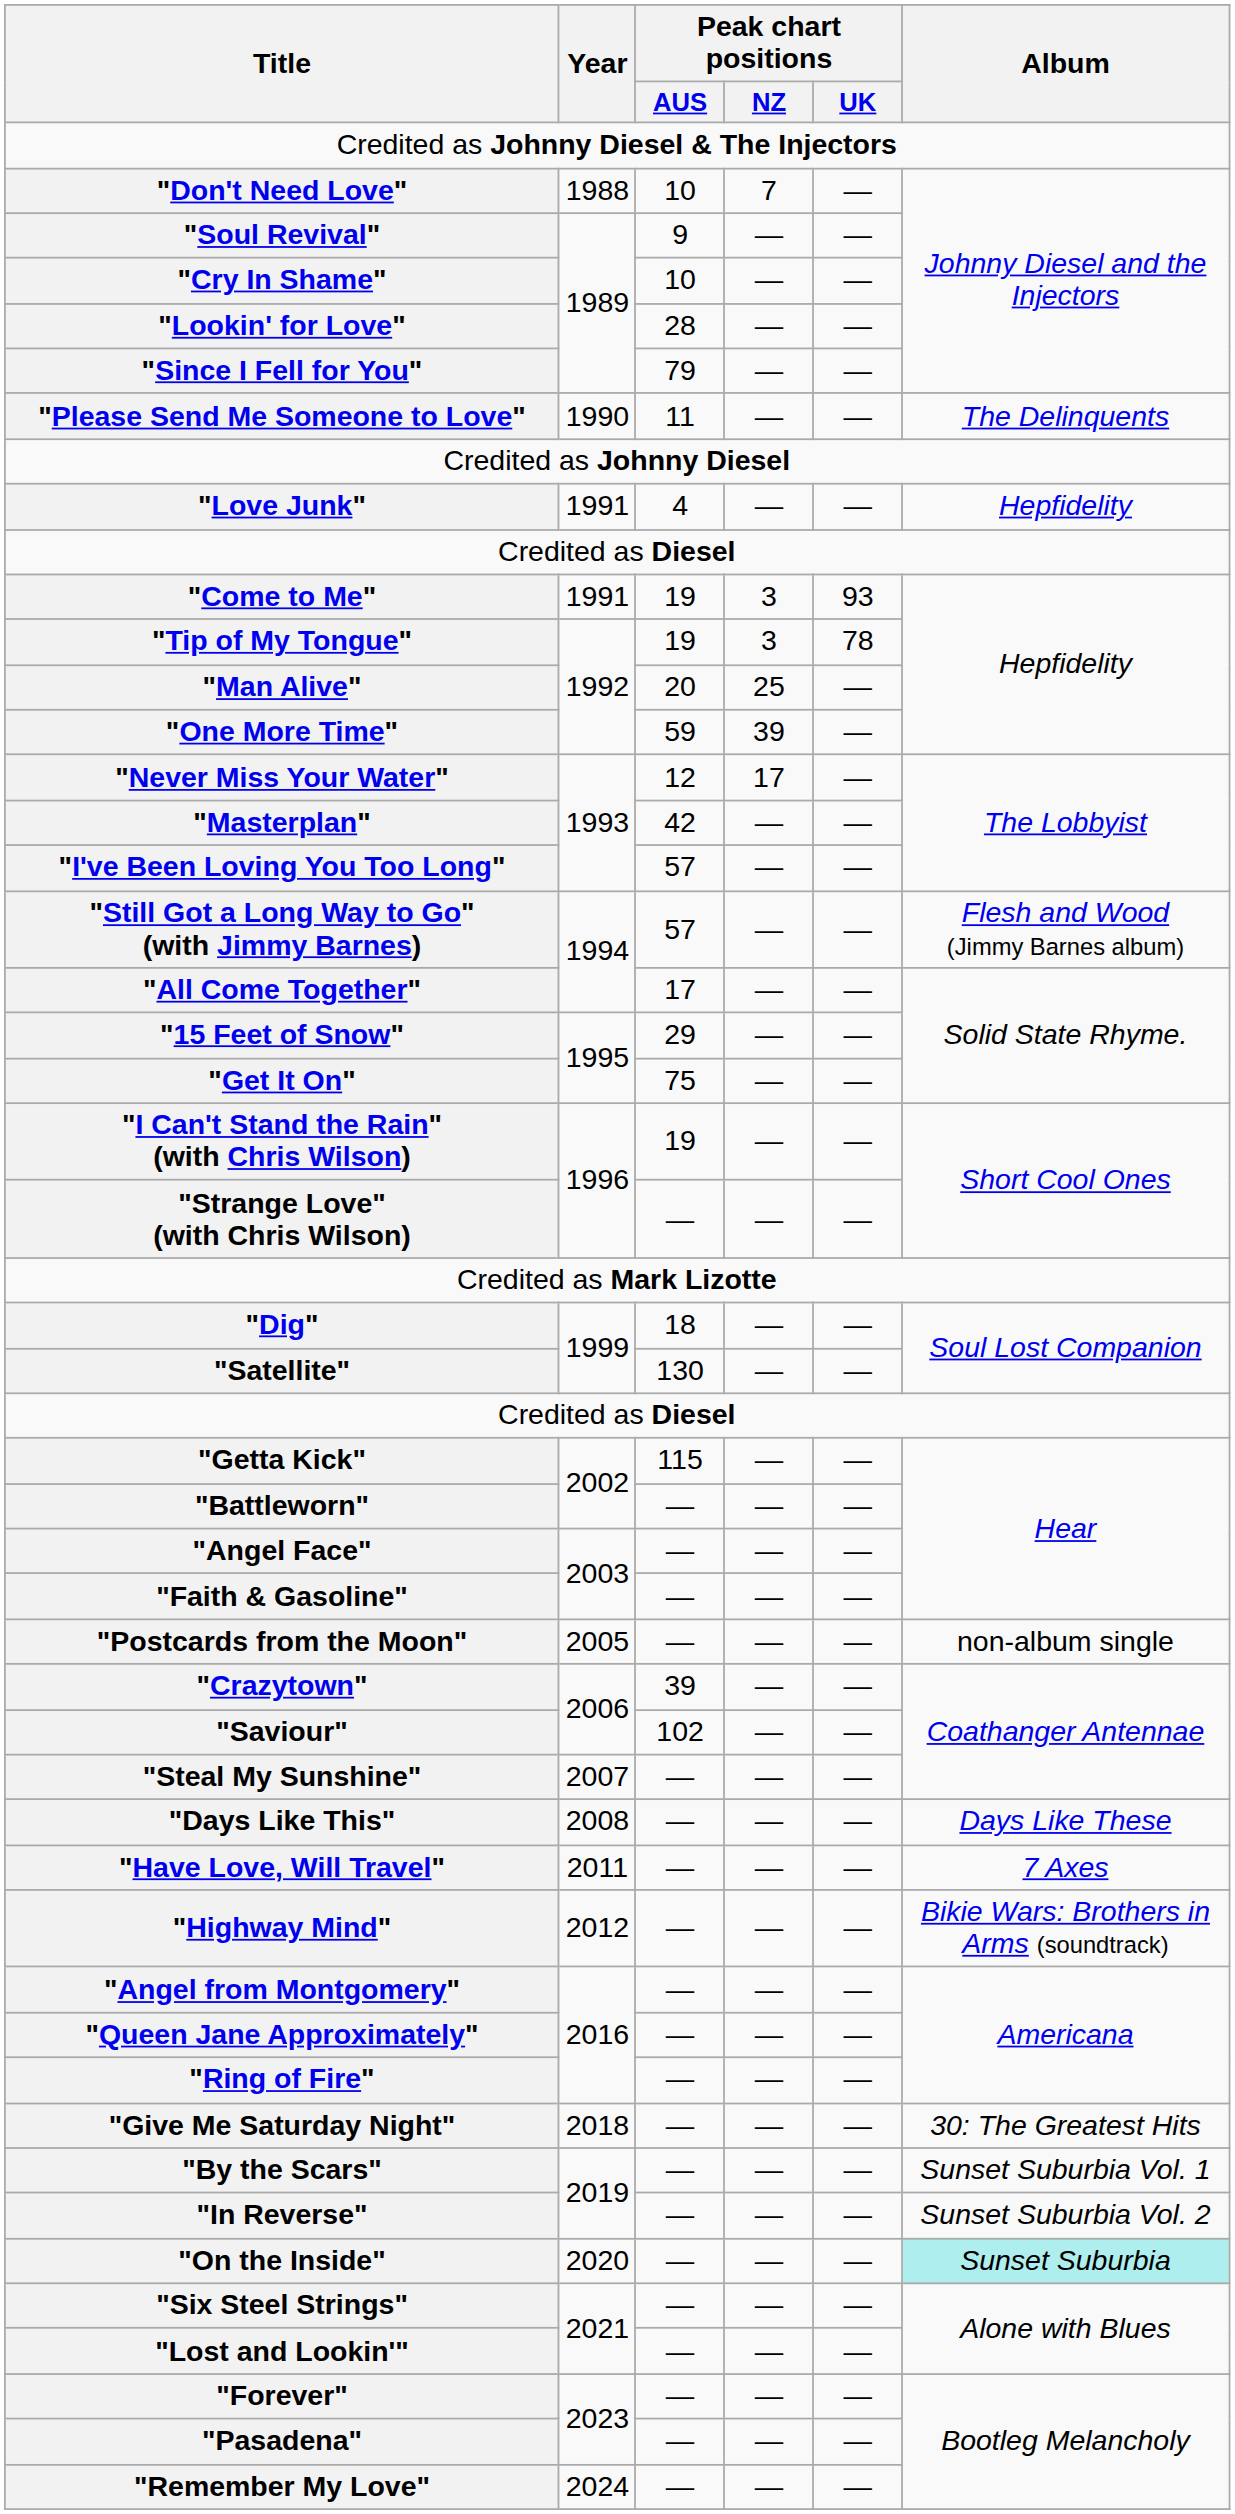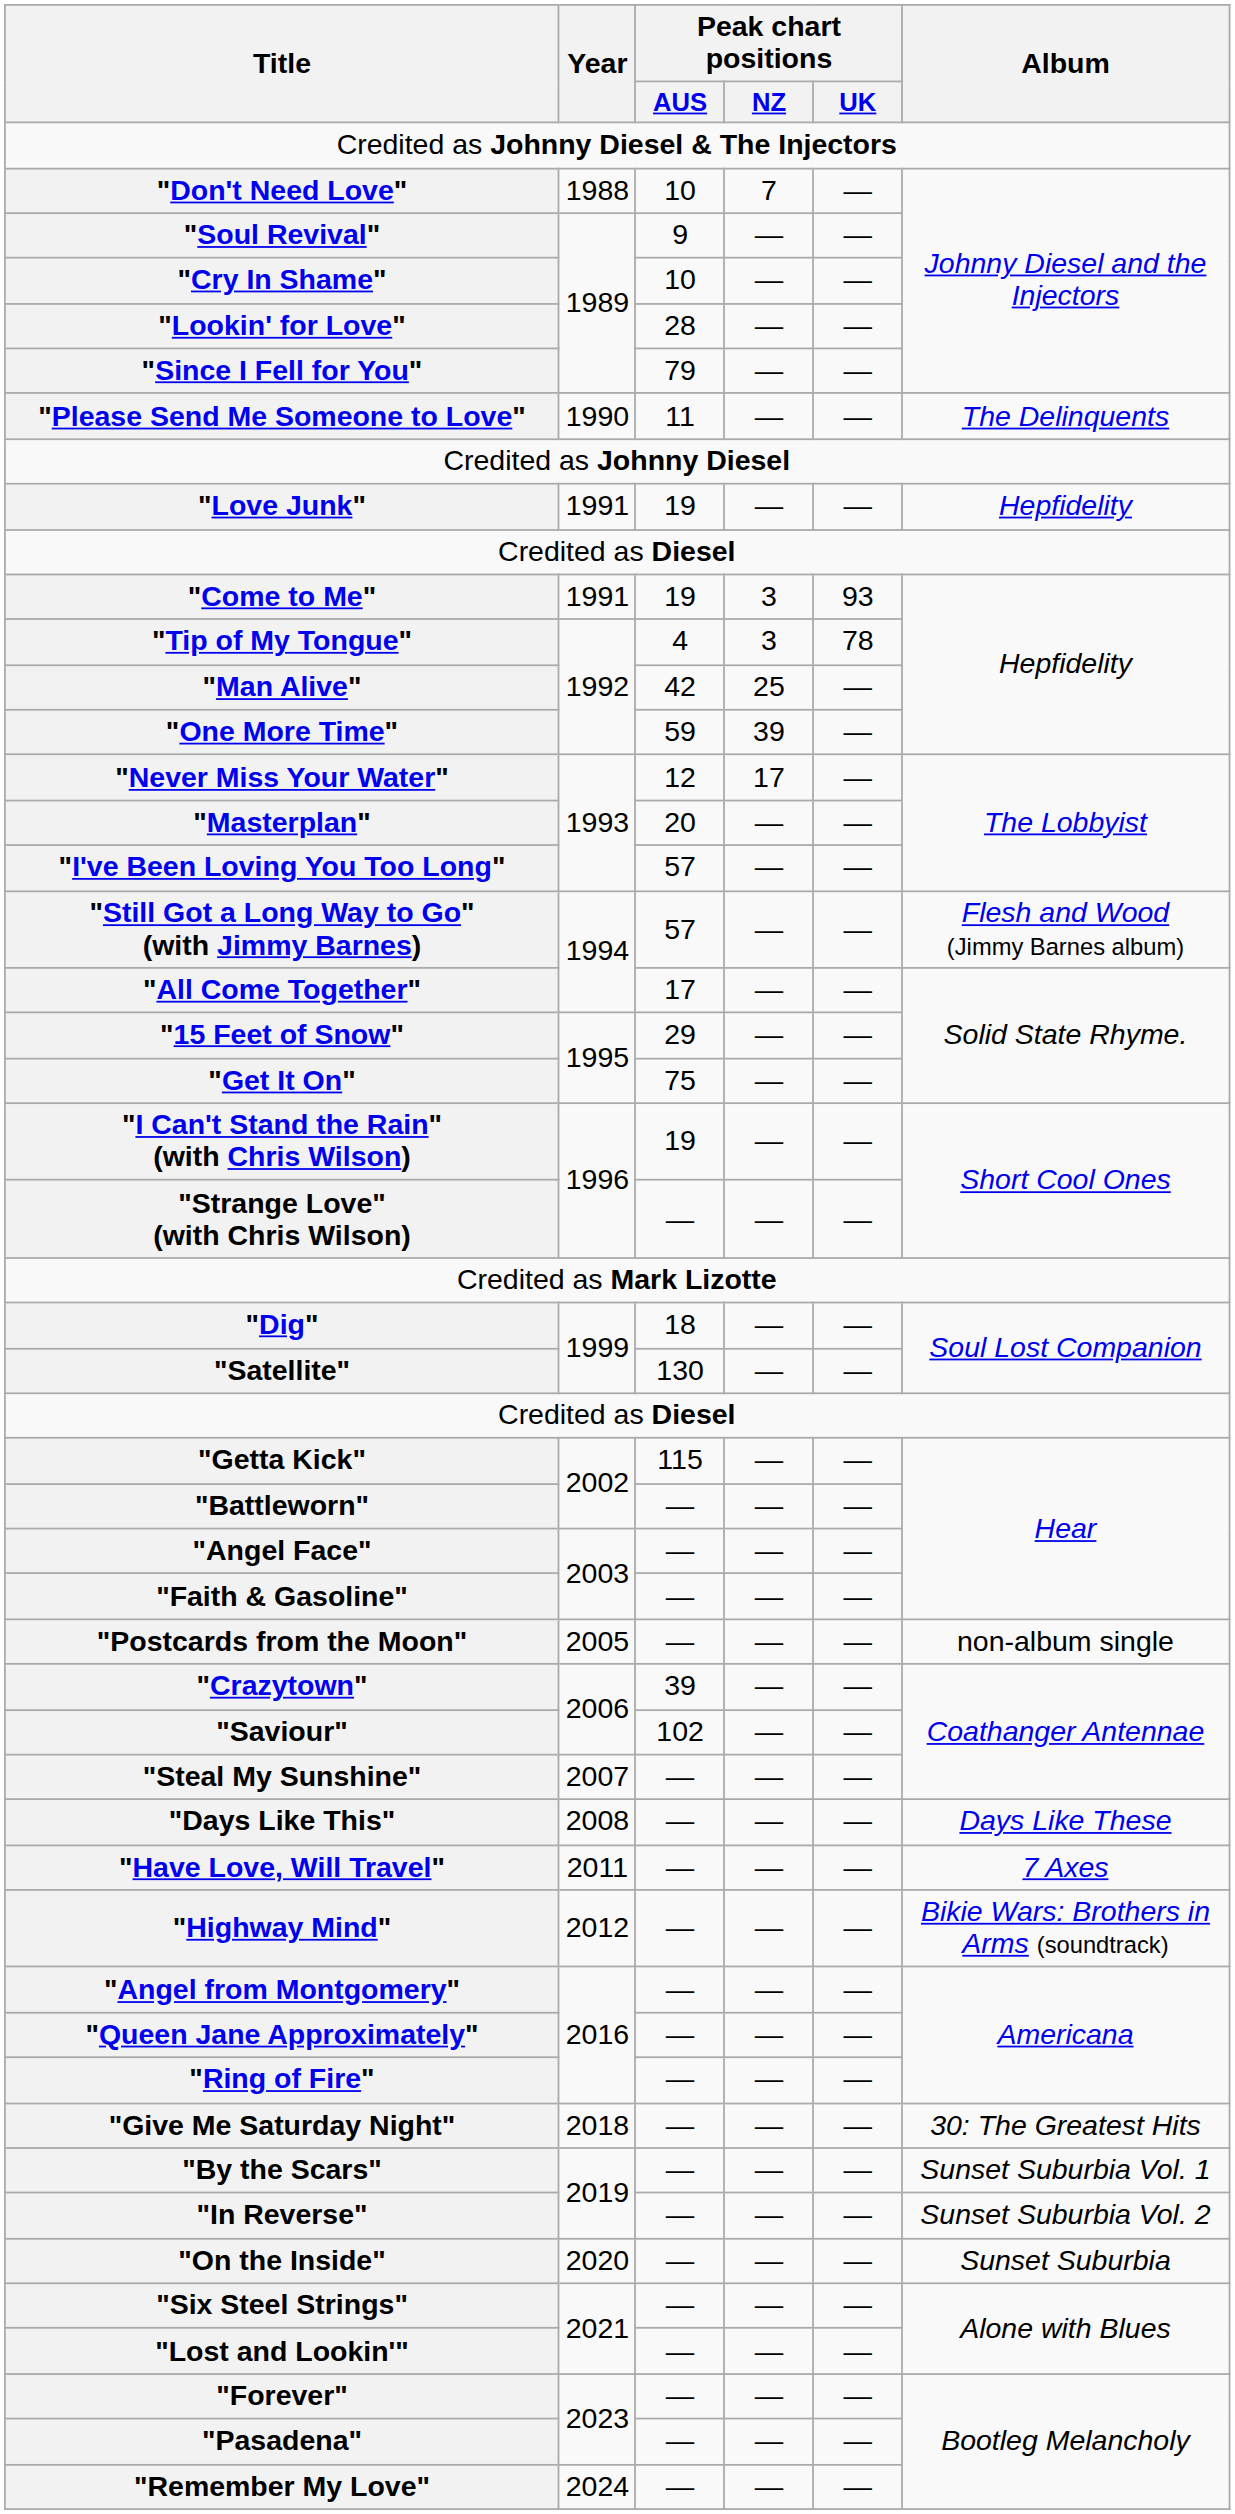(680, 506) 4 -> (680, 506) 19
(680, 641) 19 -> (680, 641) 4
(680, 686) 20 -> (680, 686) 42
(680, 822) 42 -> (680, 822) 20
(1065, 2260) paleturquoise background -> (1065, 2260) no background
